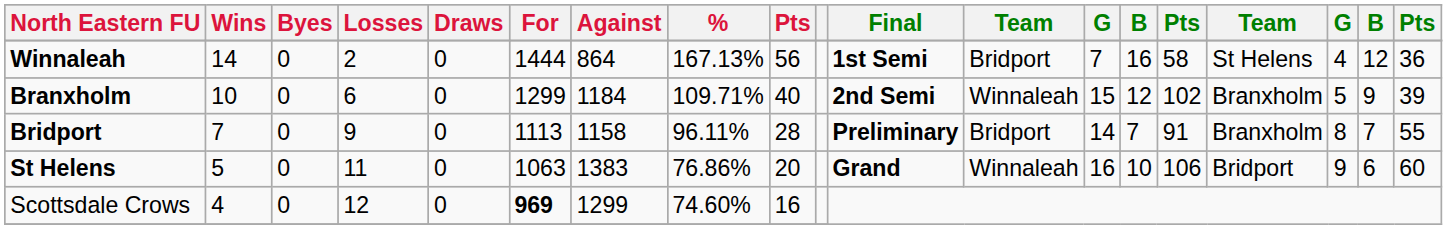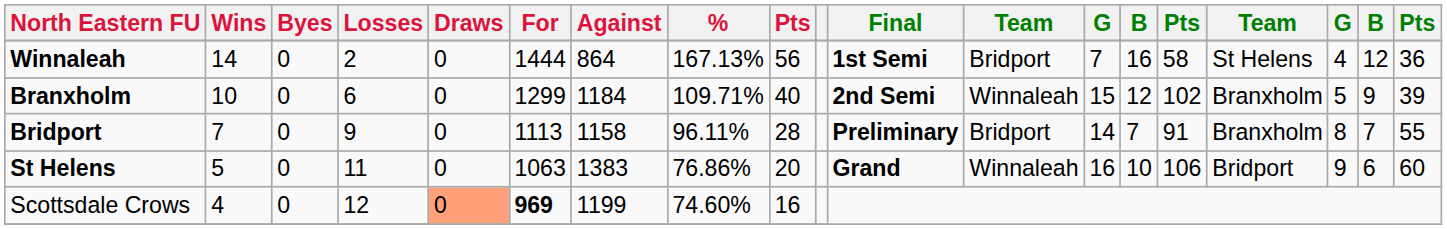(441, 205) no background -> (441, 205) lightsalmon background
(602, 205) 1299 -> (602, 205) 1199
